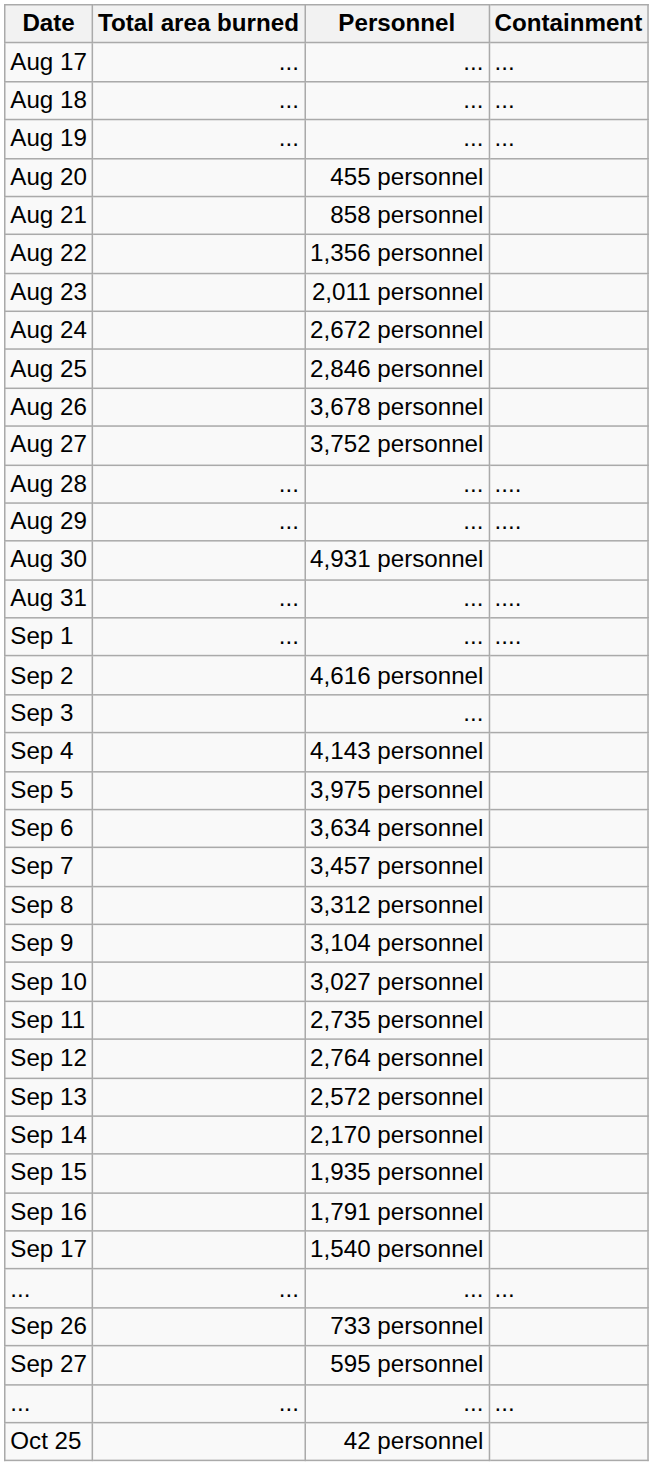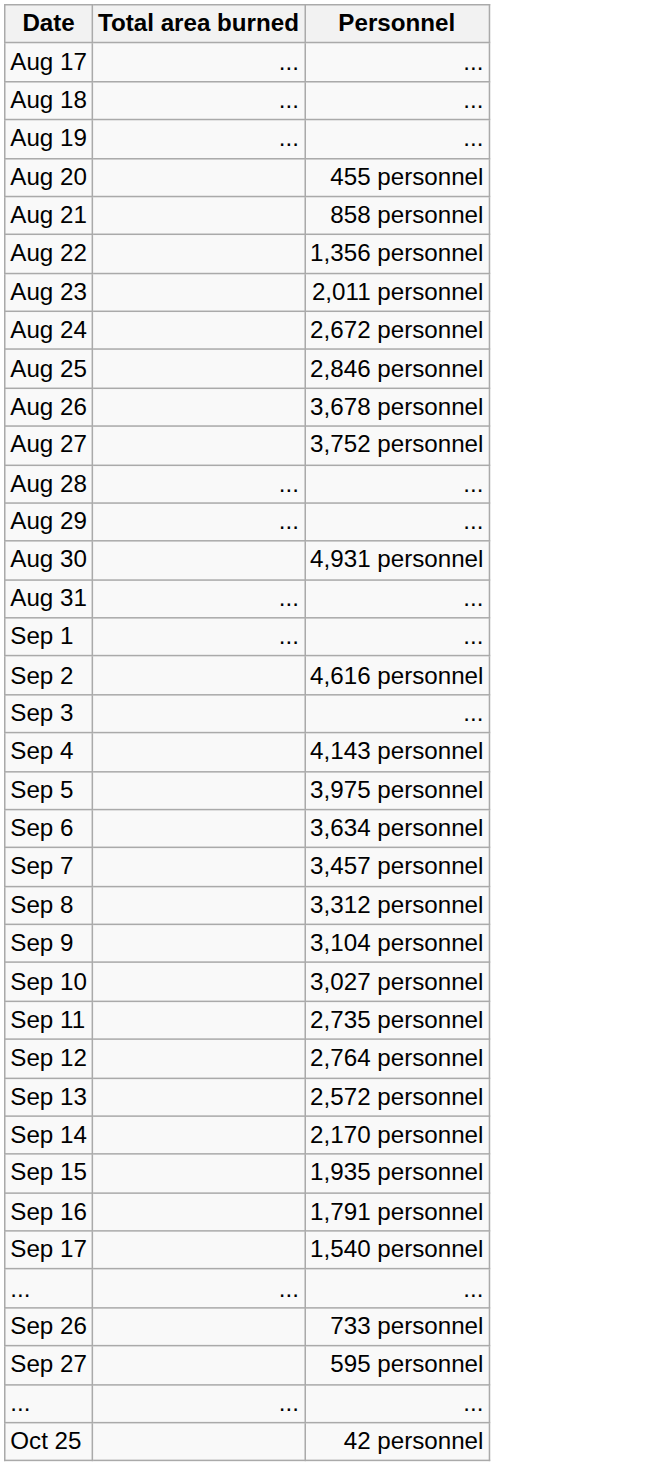- column: (568, 23)
